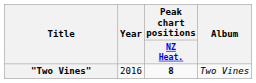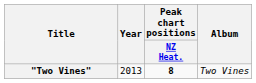(131, 71) 2016 -> (131, 71) 2013
